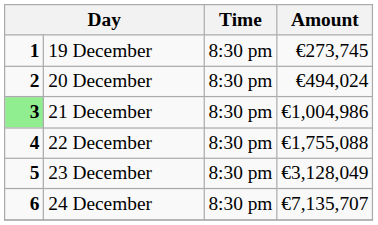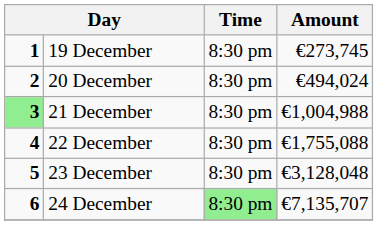(325, 111) €1,004,986 -> (325, 111) €1,004,988
(325, 173) €3,128,049 -> (325, 173) €3,128,048
(240, 204) no background -> (240, 204) lightgreen background
